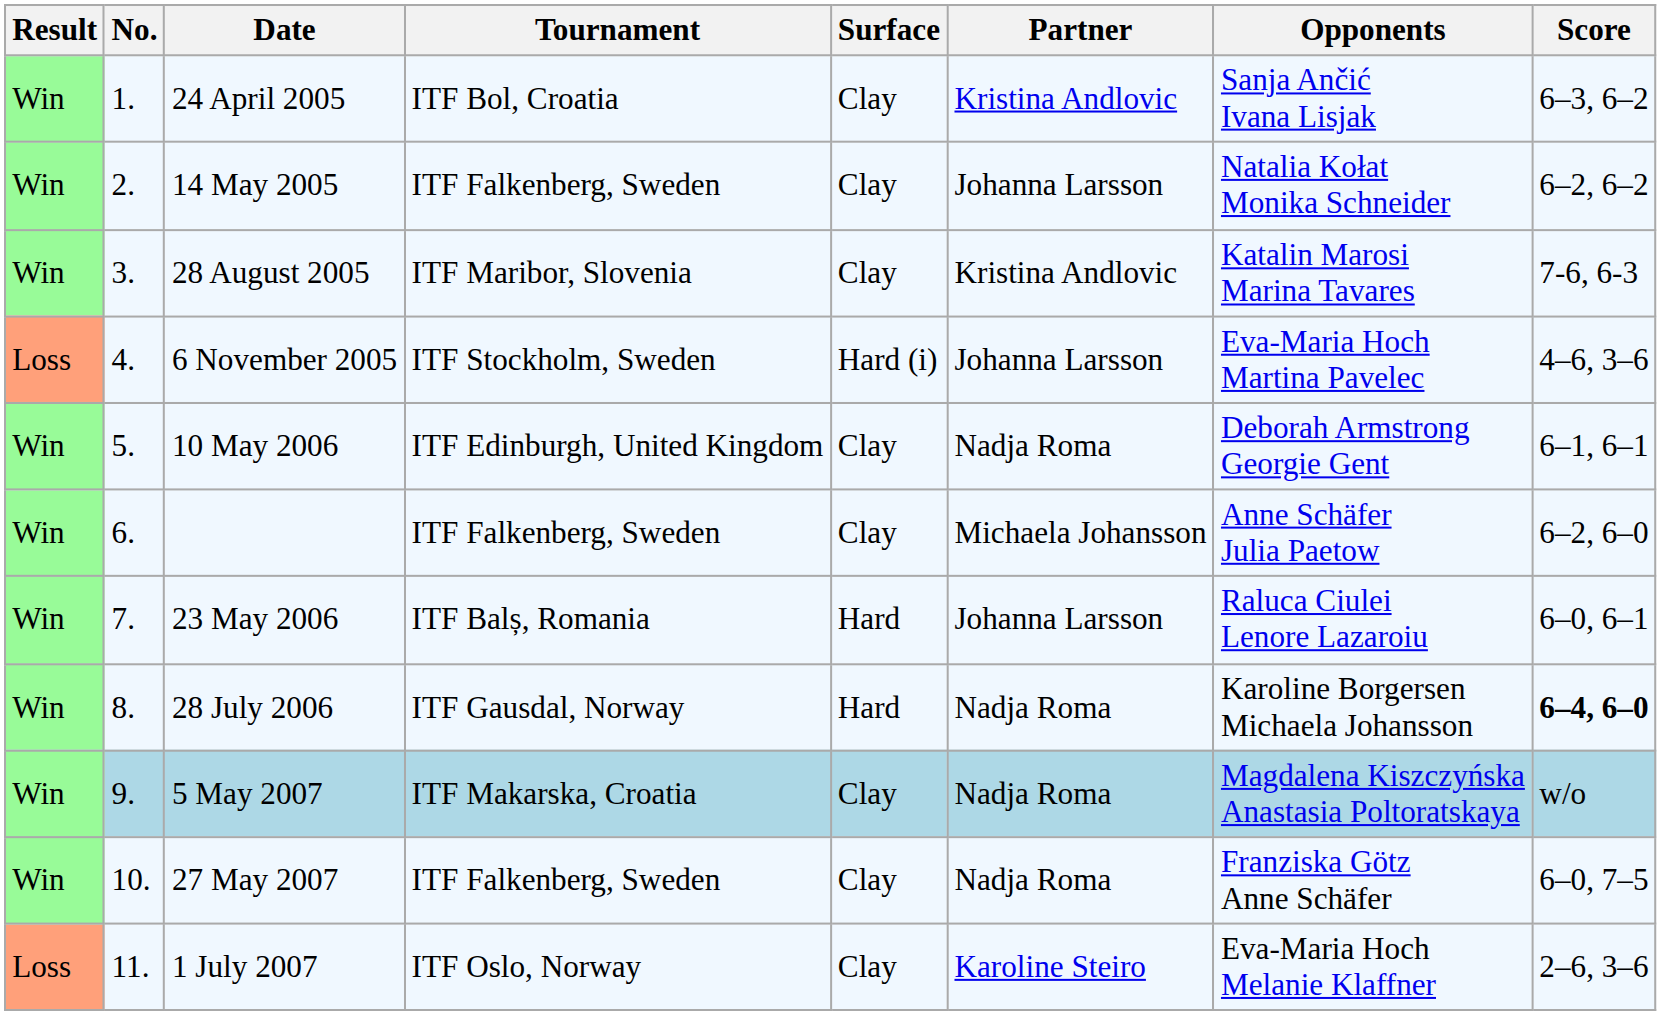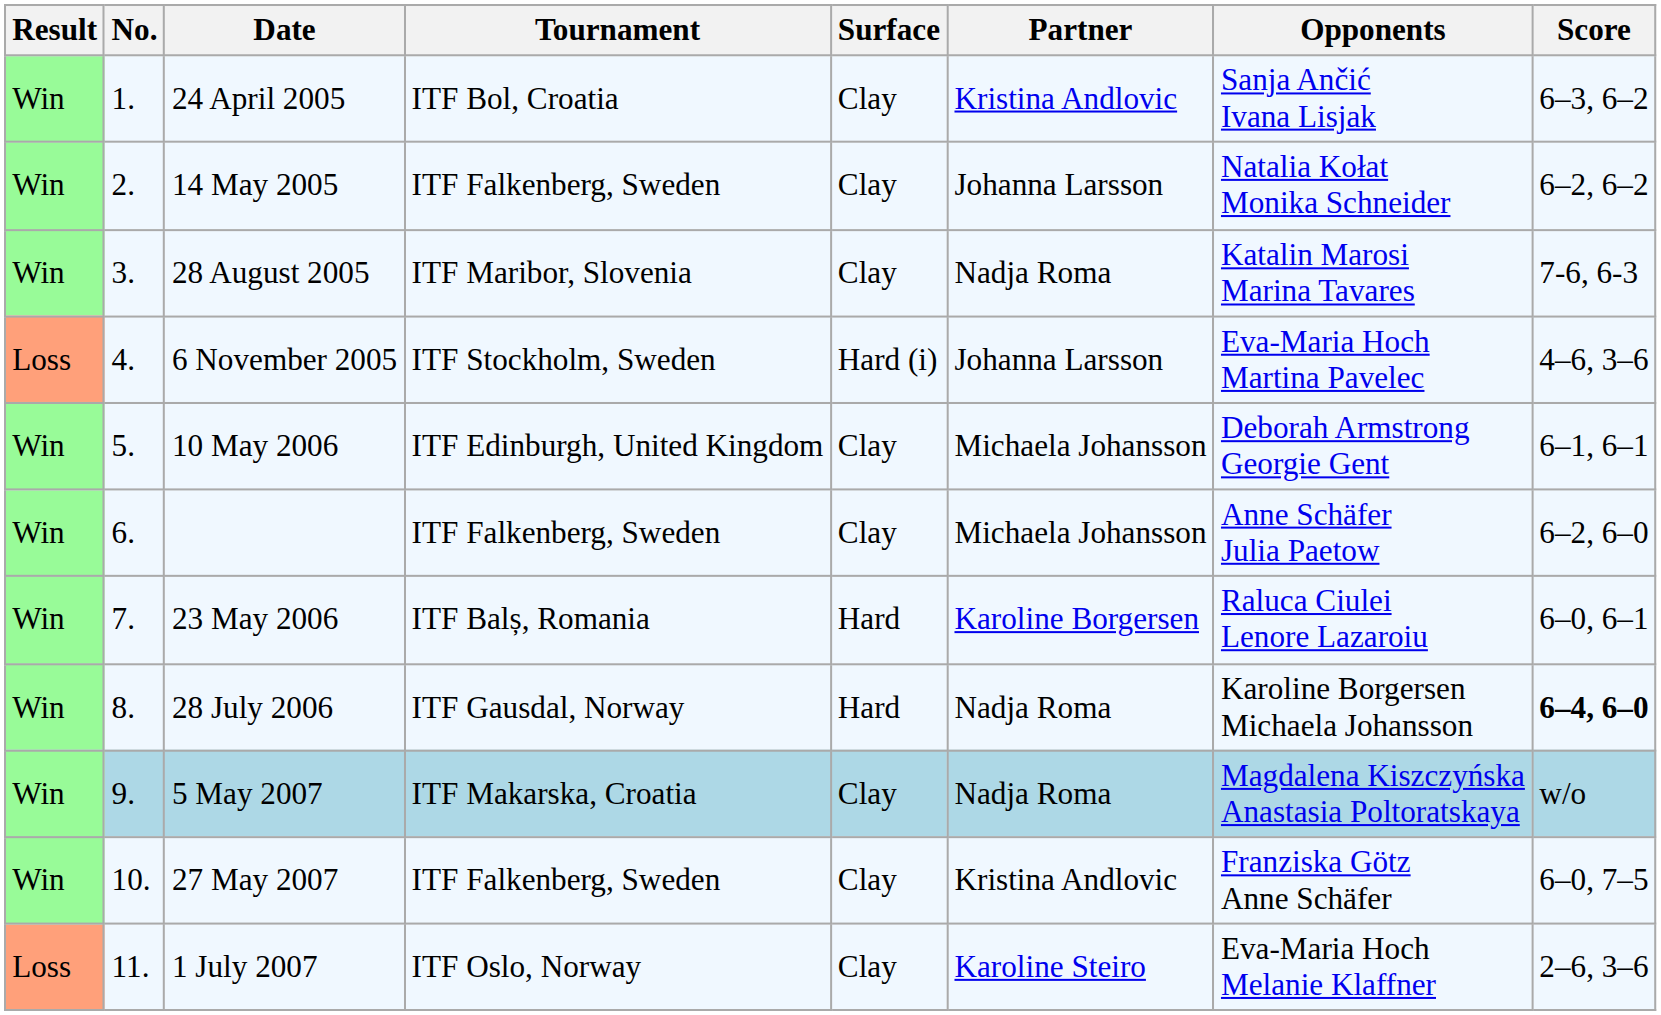(1066, 271) Kristina Andlovic -> (1033, 271) Nadja Roma
(1033, 445) Nadja Roma -> (1080, 445) Michaela Johansson
(1059, 618) Johanna Larsson -> (1077, 618) Karoline Borgersen
(1033, 879) Nadja Roma -> (1066, 879) Kristina Andlovic
